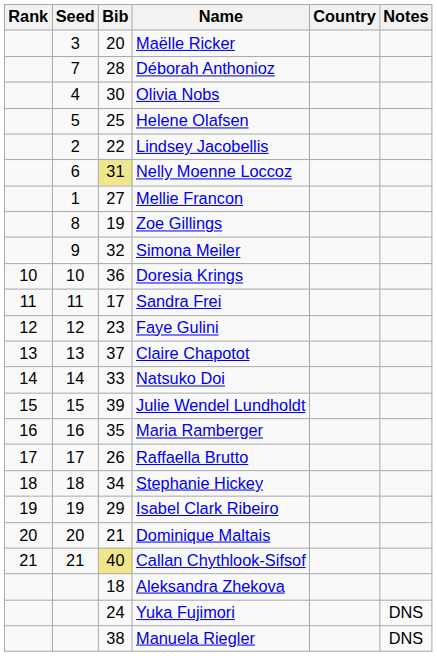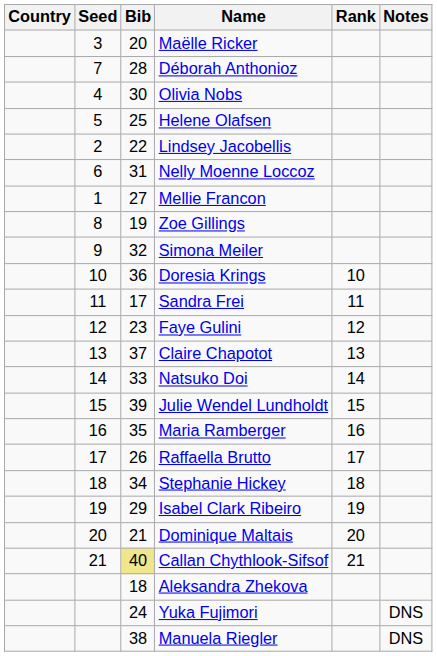columns swapped: (28, 17) <-> (344, 17)
(115, 172) khaki background -> (138, 172) no background
